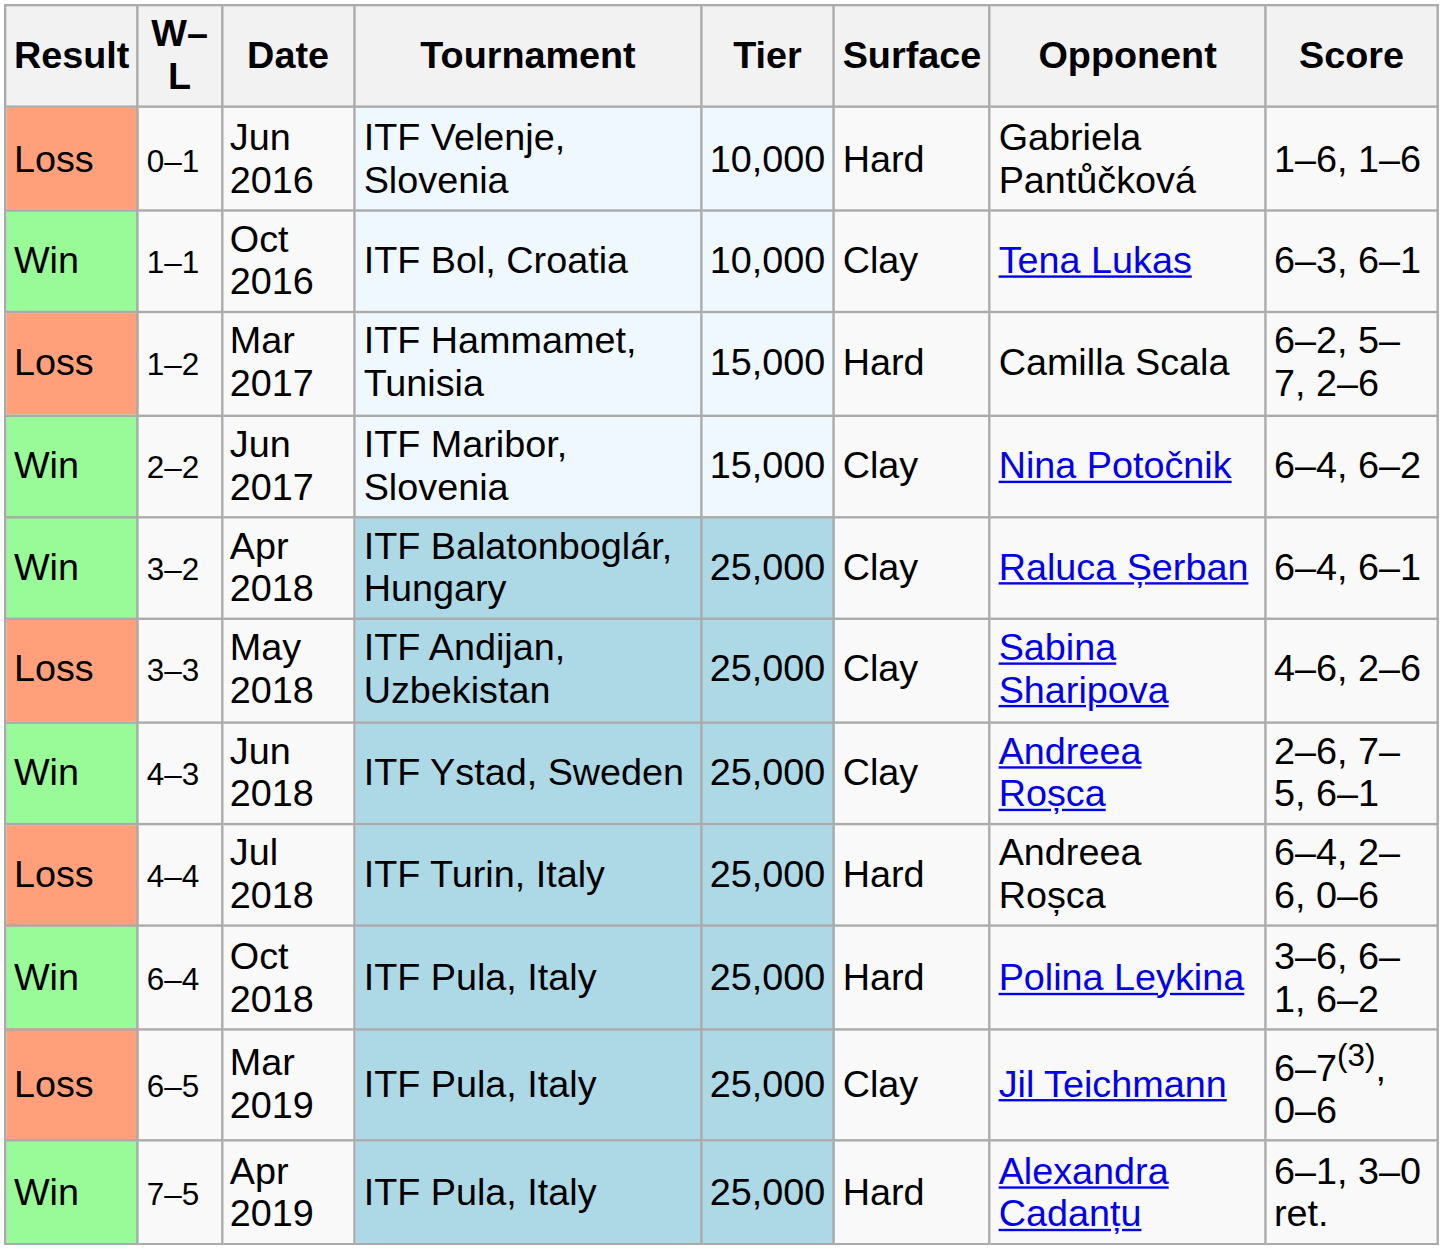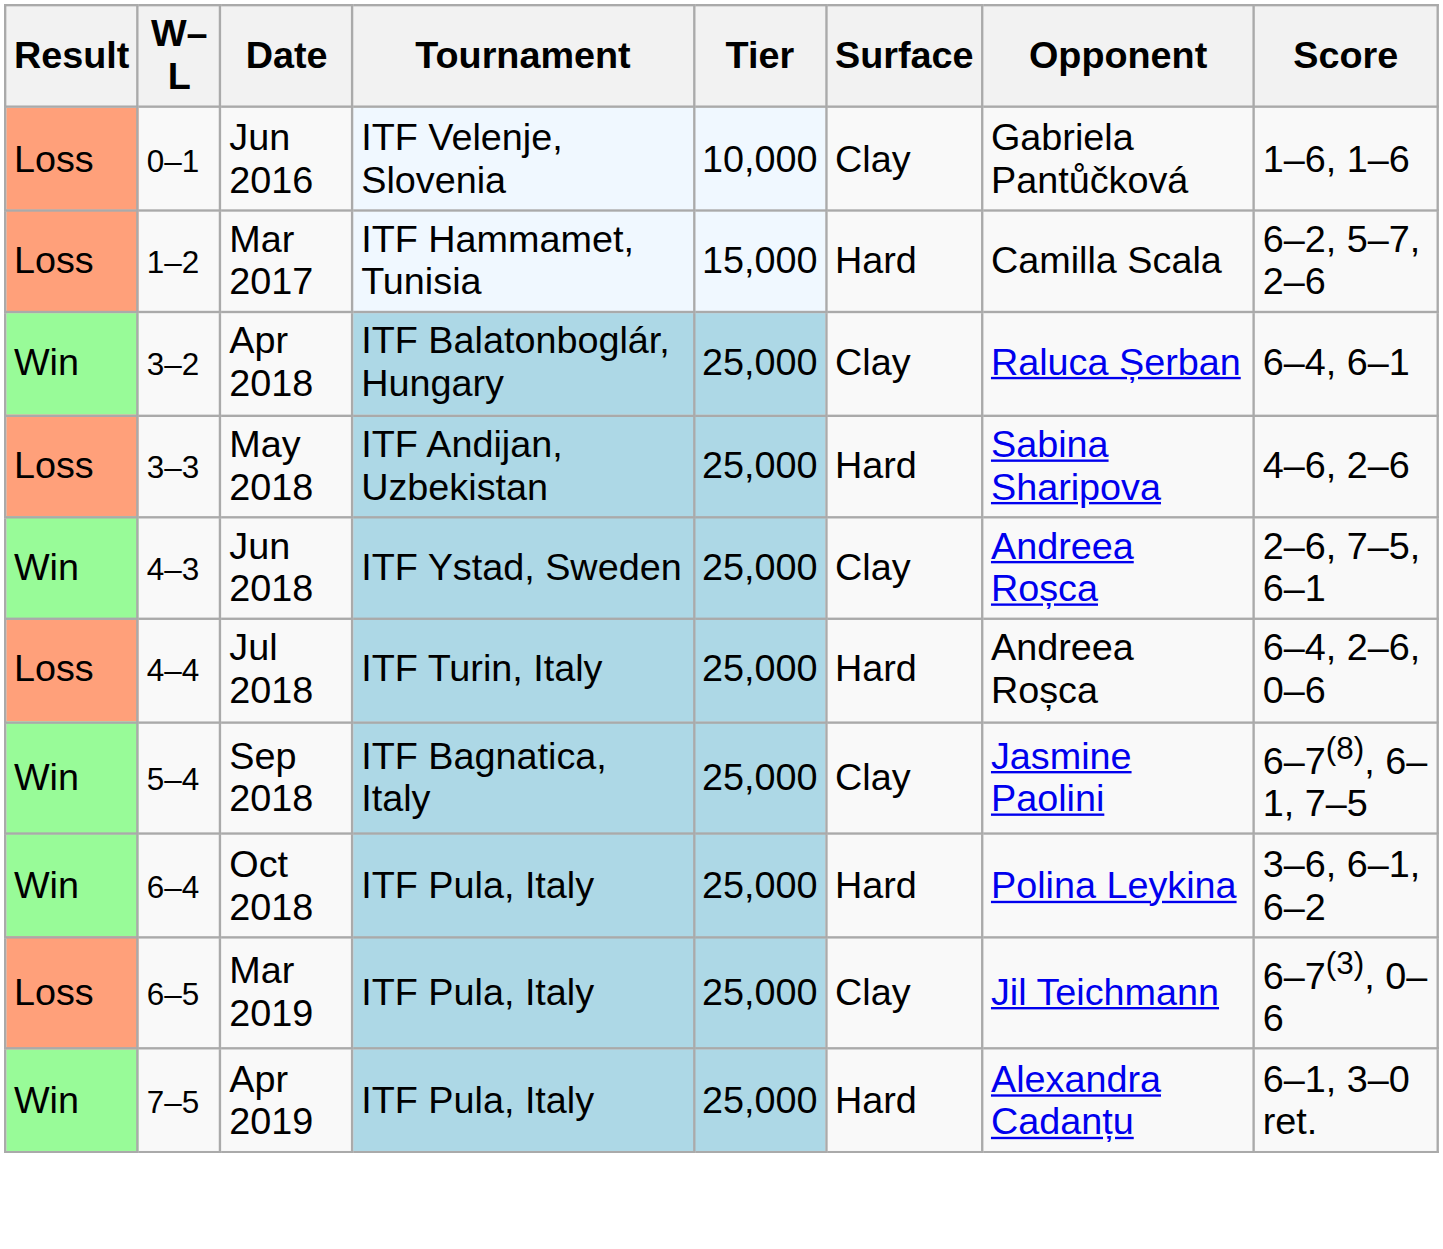(884, 158) Hard -> (873, 158) Clay
- row: (272, 260)
- row: (272, 465)
(880, 669) Clay -> (876, 465) Hard
+ row: (271, 777)
